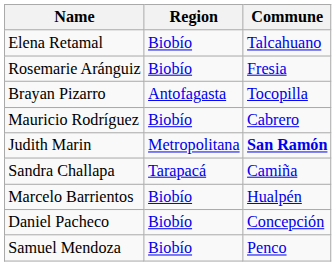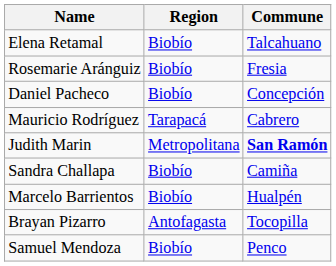rows swapped: (59, 222) <-> (57, 94)
(170, 119) Biobío -> (177, 119) Tarapacá
(177, 171) Tarapacá -> (170, 171) Biobío
